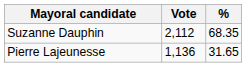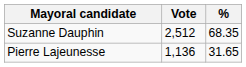(180, 33) 2,112 -> (180, 33) 2,512
